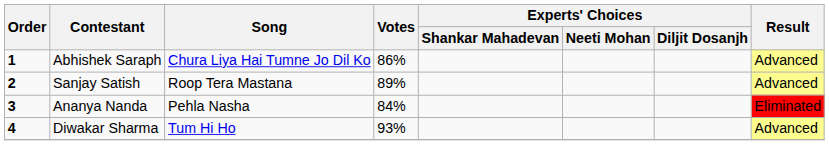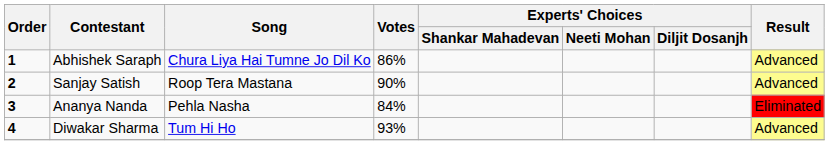(392, 83) 89% -> (392, 83) 90%
